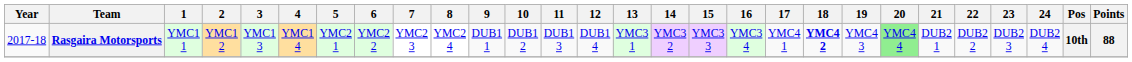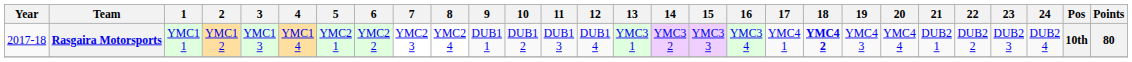(900, 39) lightgreen background -> (900, 39) no background
(1109, 39) 88 -> (1109, 39) 80
